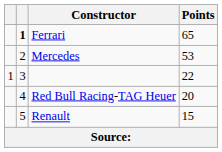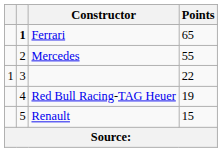(188, 55) 53 -> (188, 55) 55
(188, 95) 20 -> (188, 95) 19
